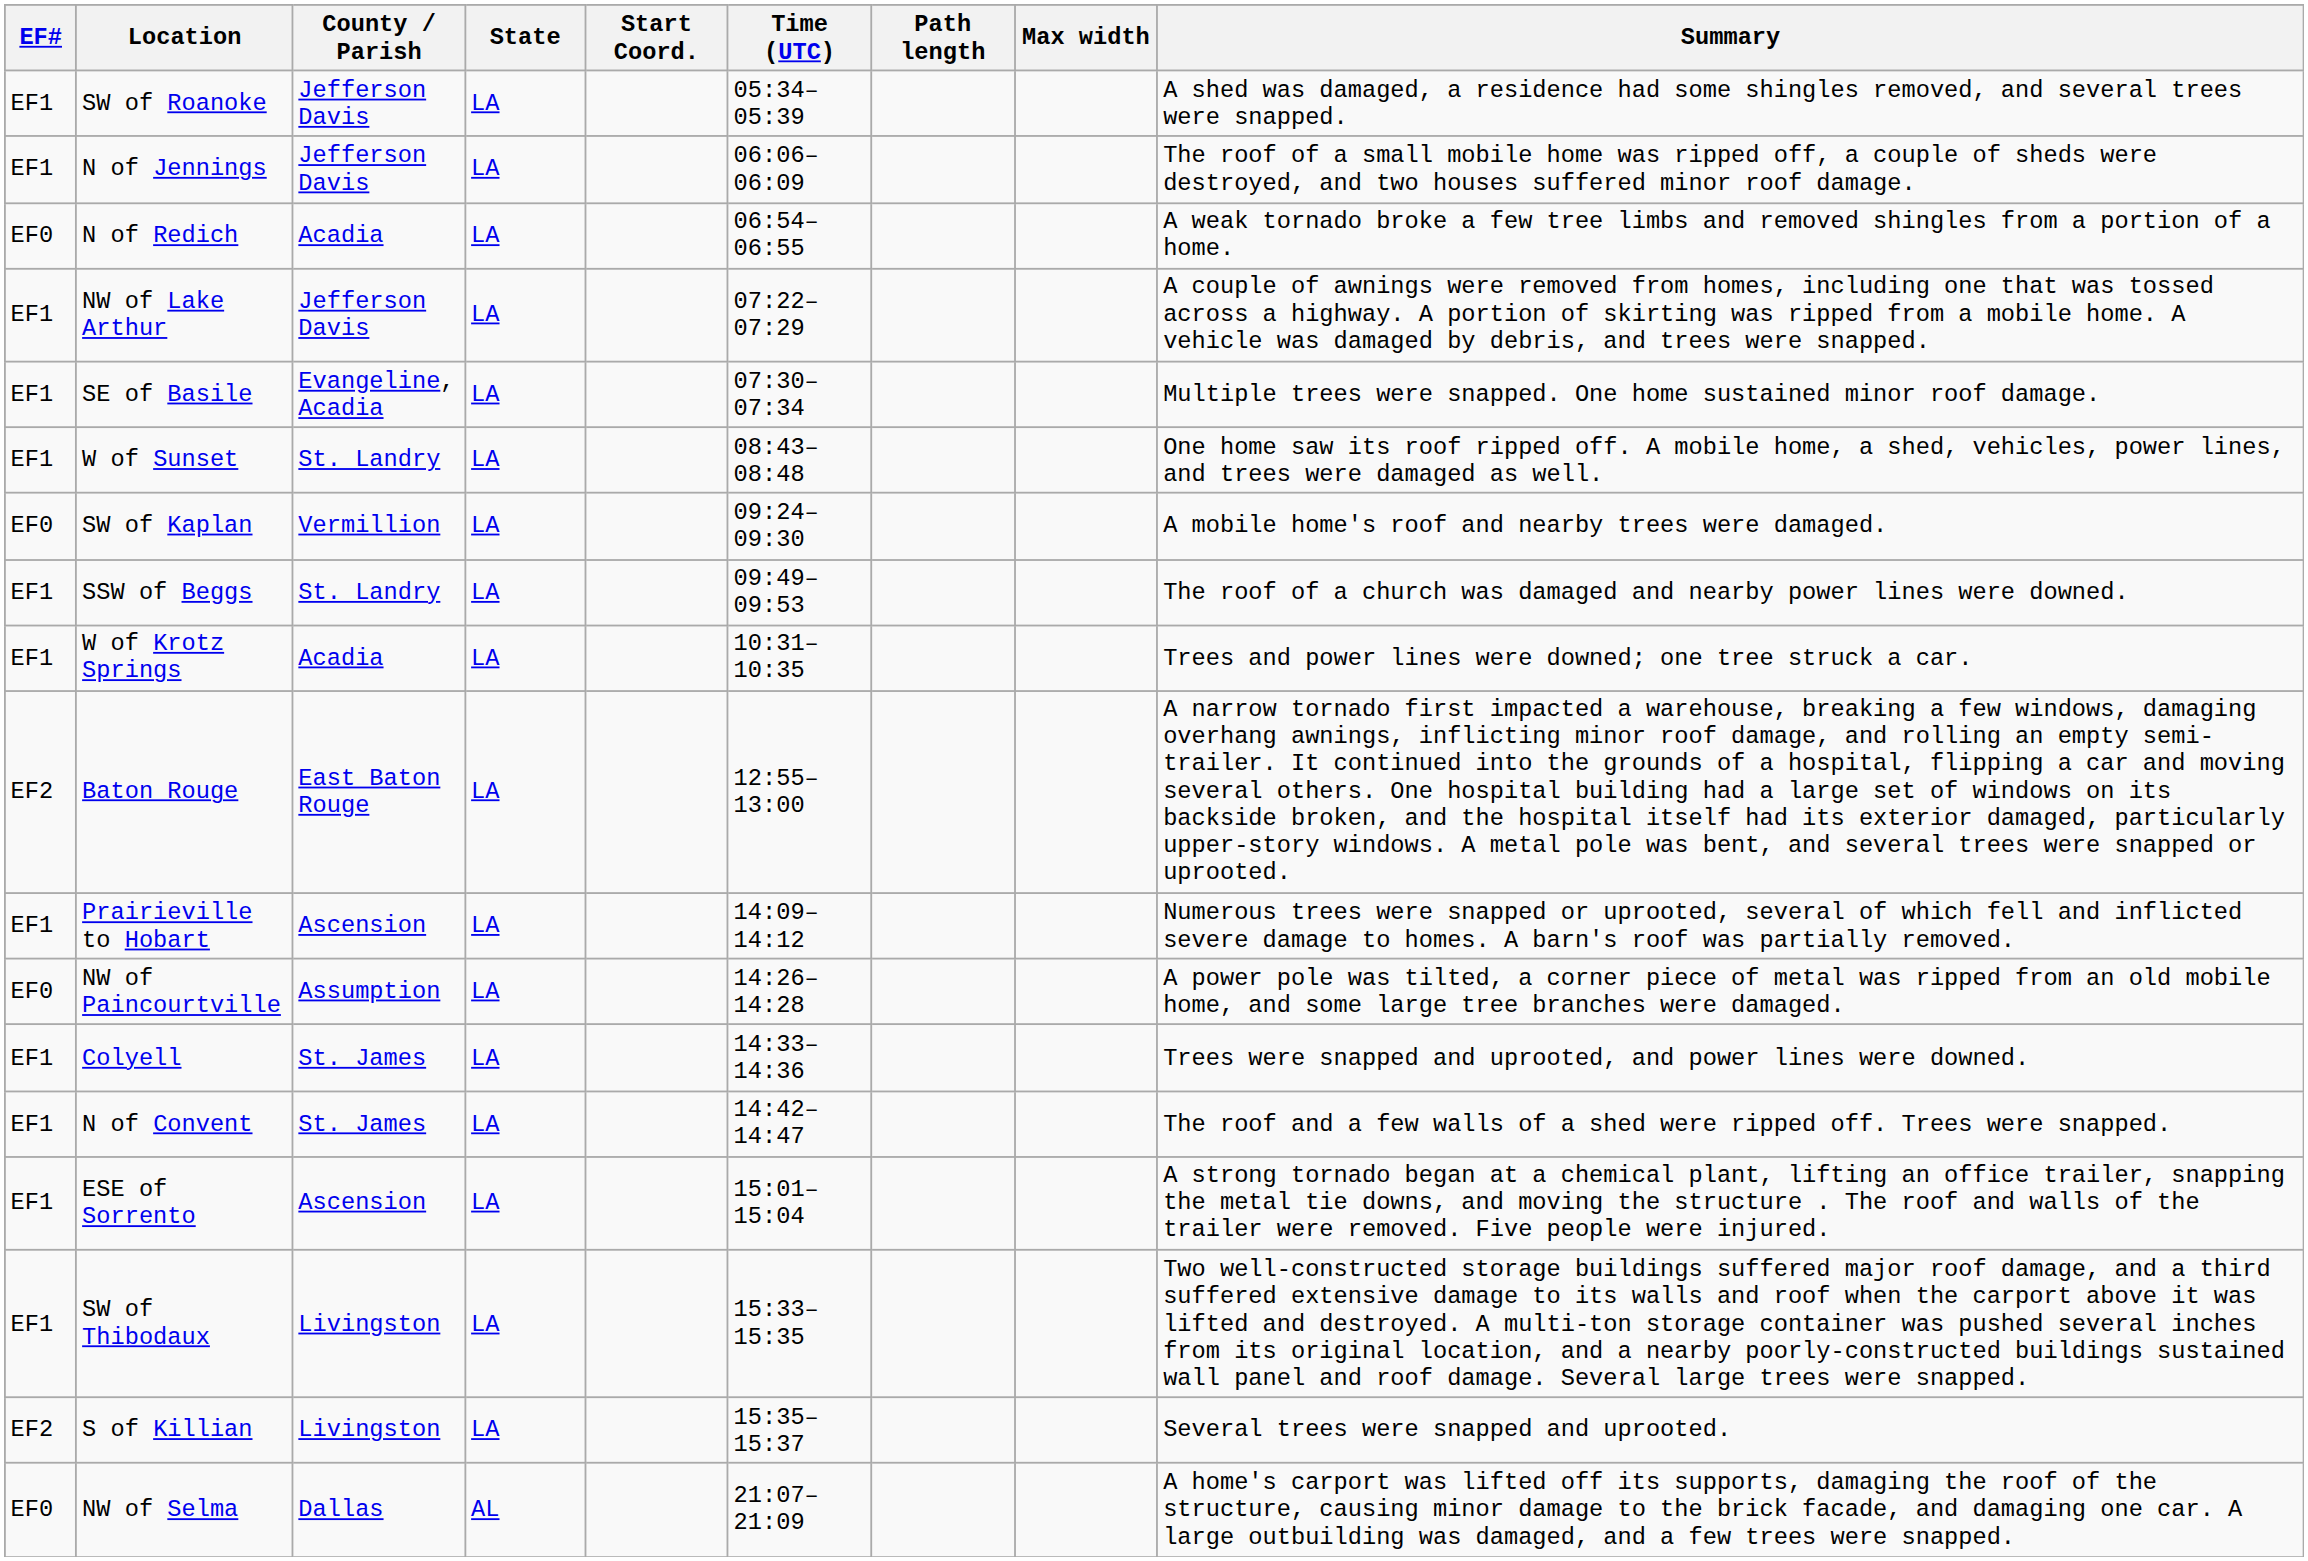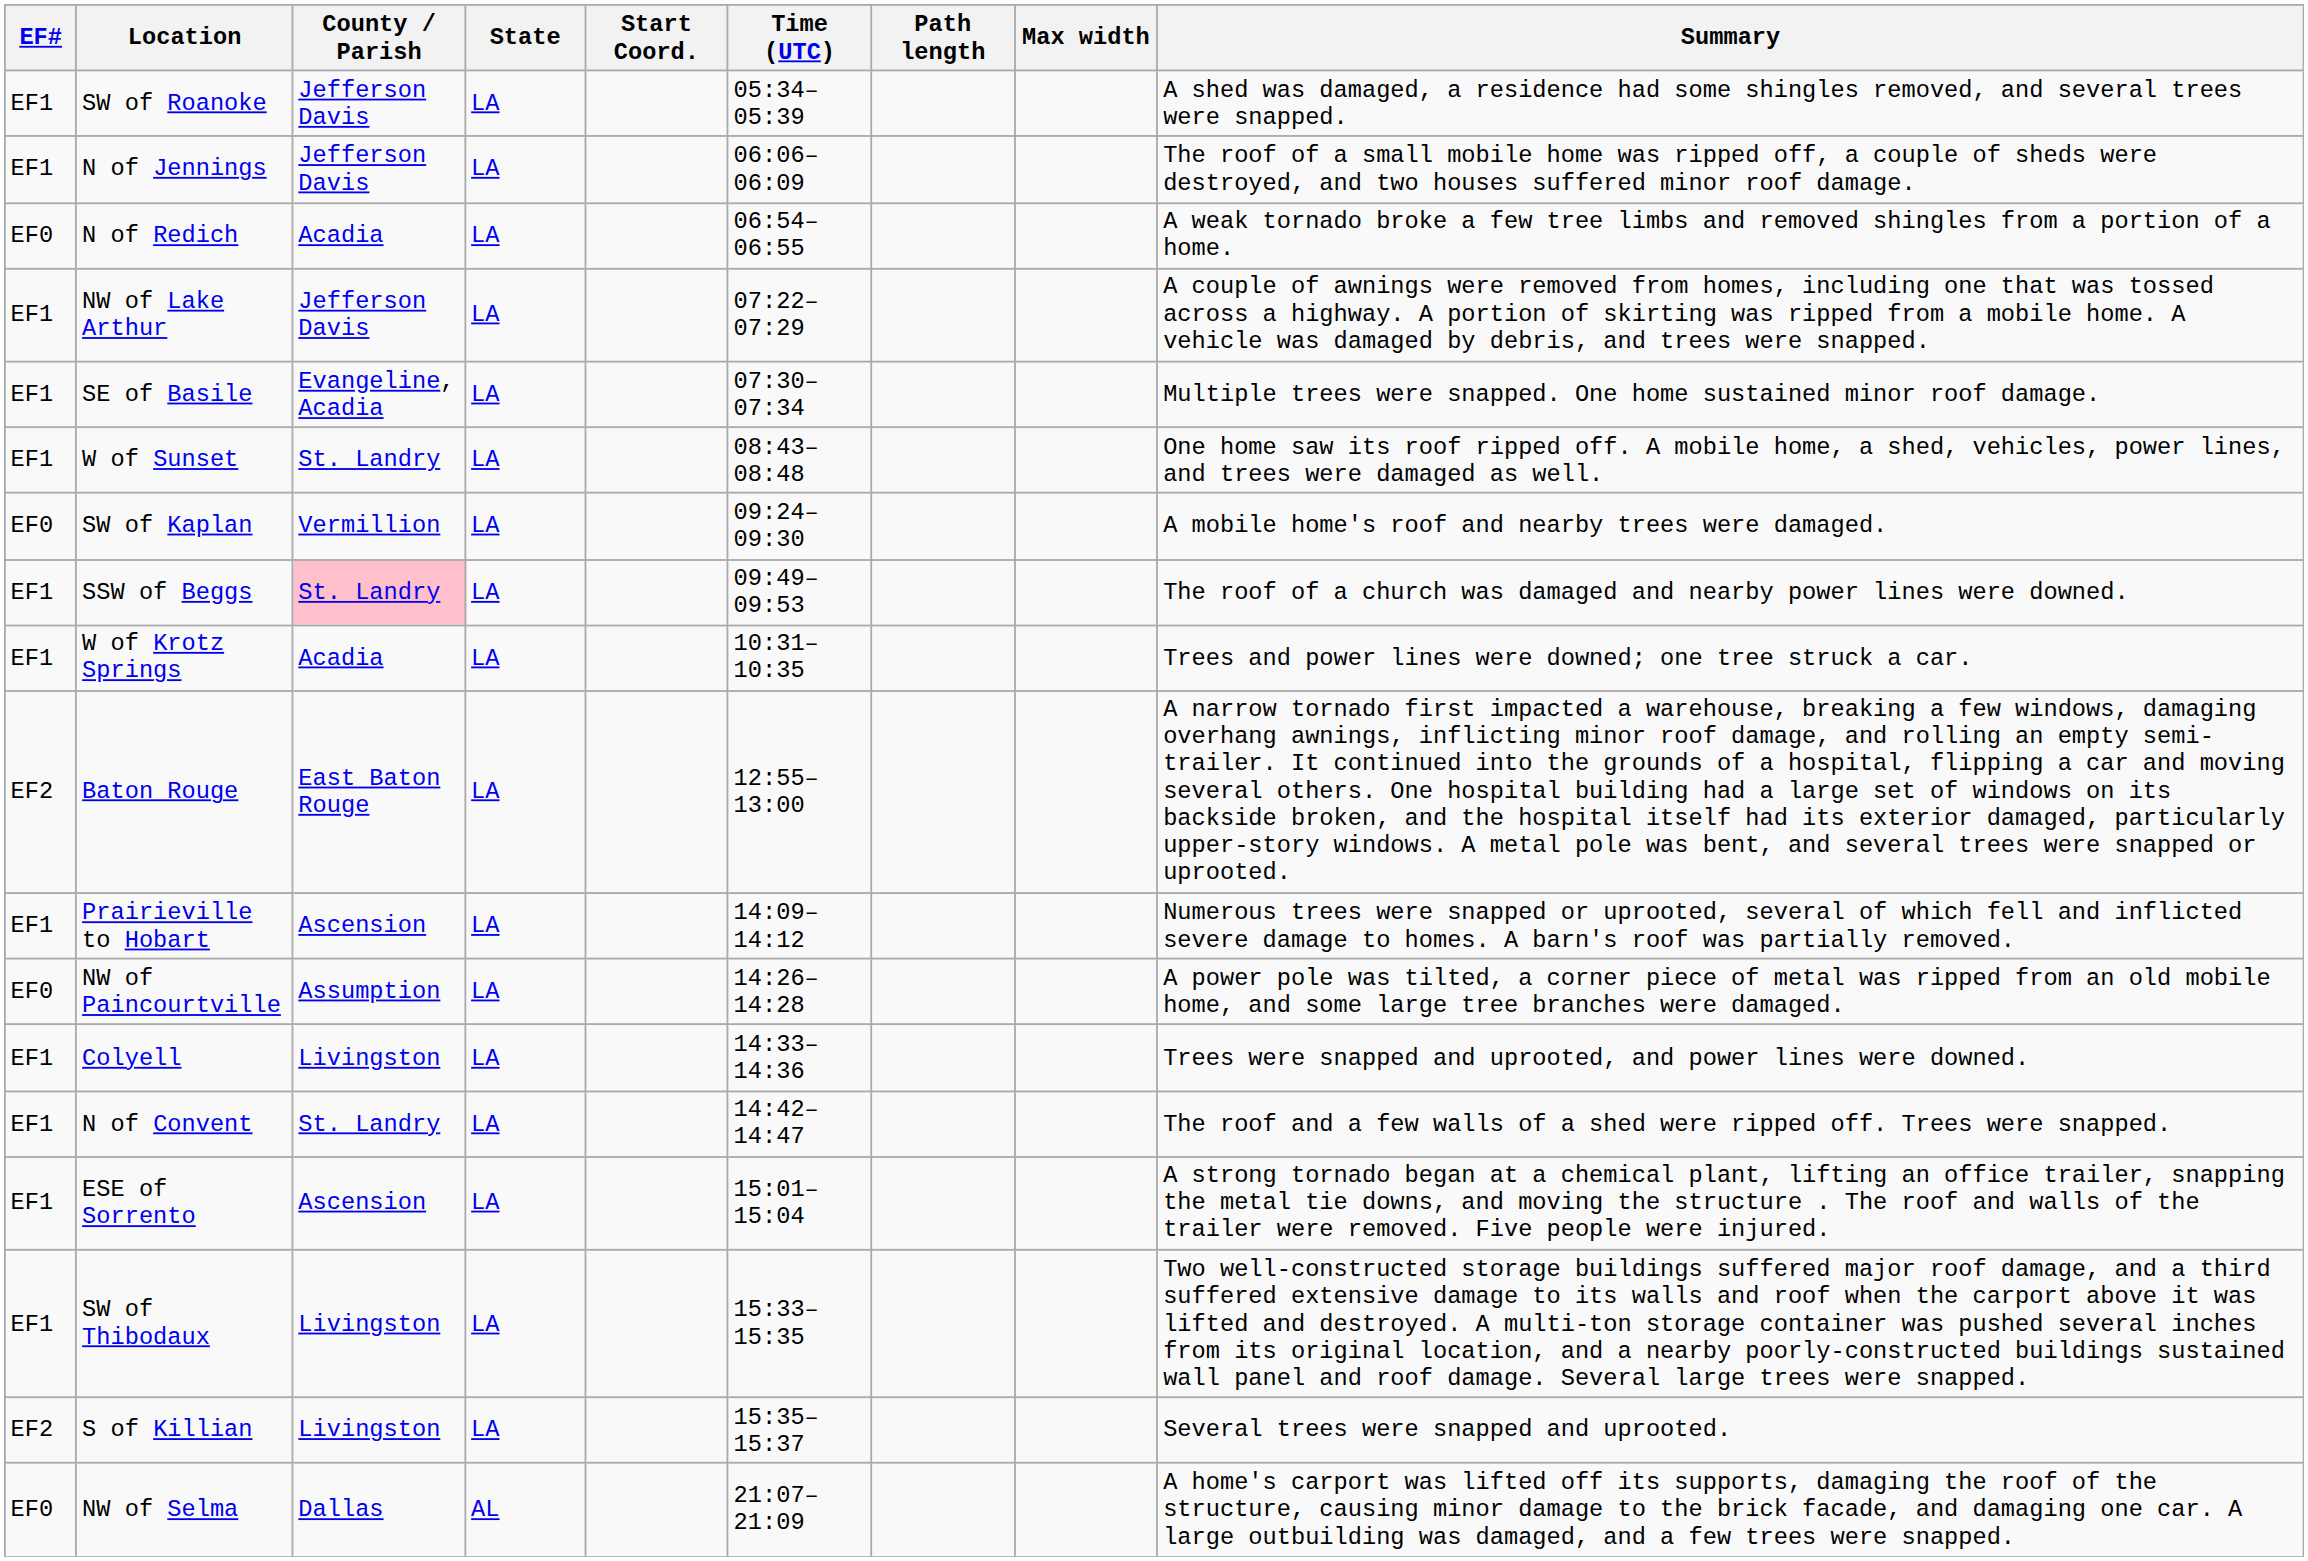(369, 592) no background -> (369, 592) pink background
(362, 1058) St. James -> (369, 1058) Livingston
(362, 1124) St. James -> (369, 1124) St. Landry
